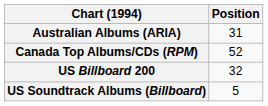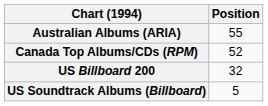(236, 33) 31 -> (236, 33) 55
